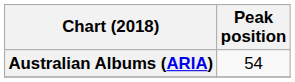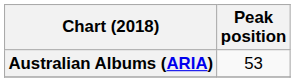(254, 63) 54 -> (254, 63) 53
